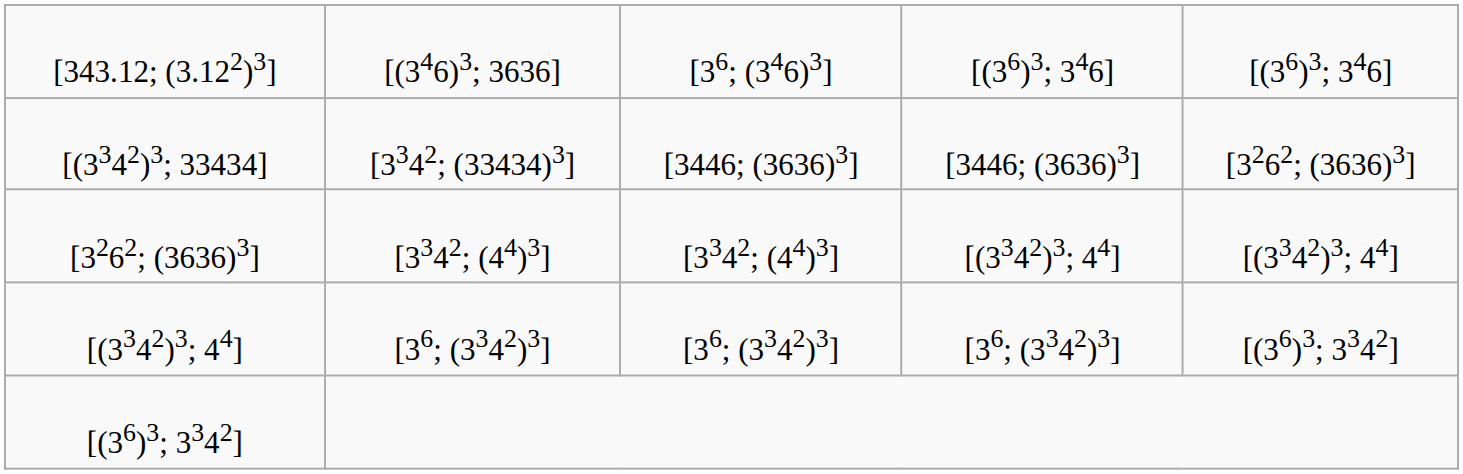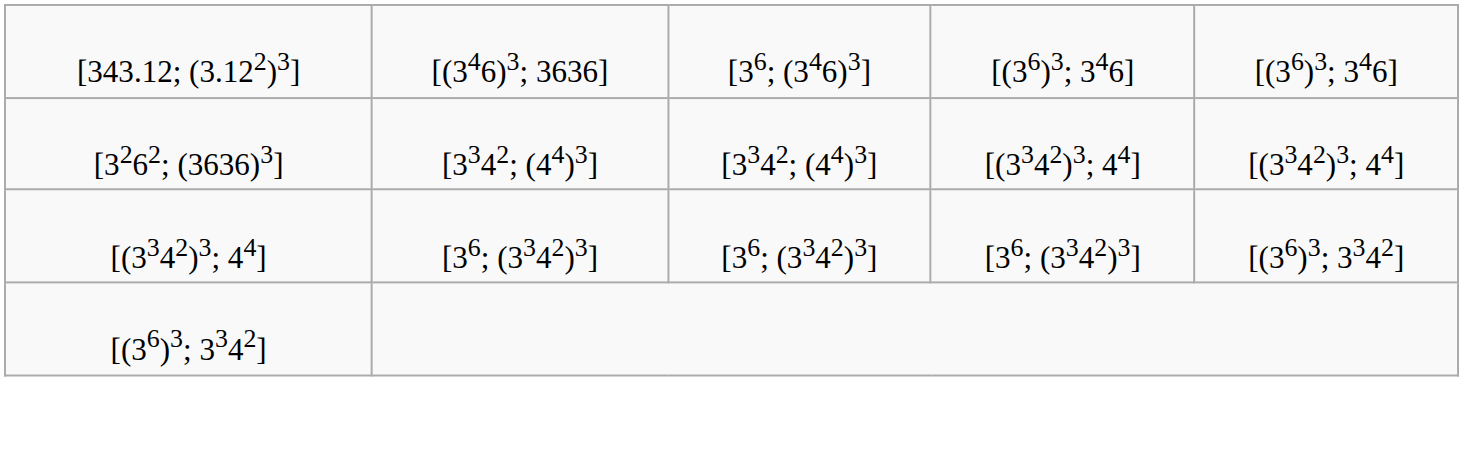- row: (165, 160)
